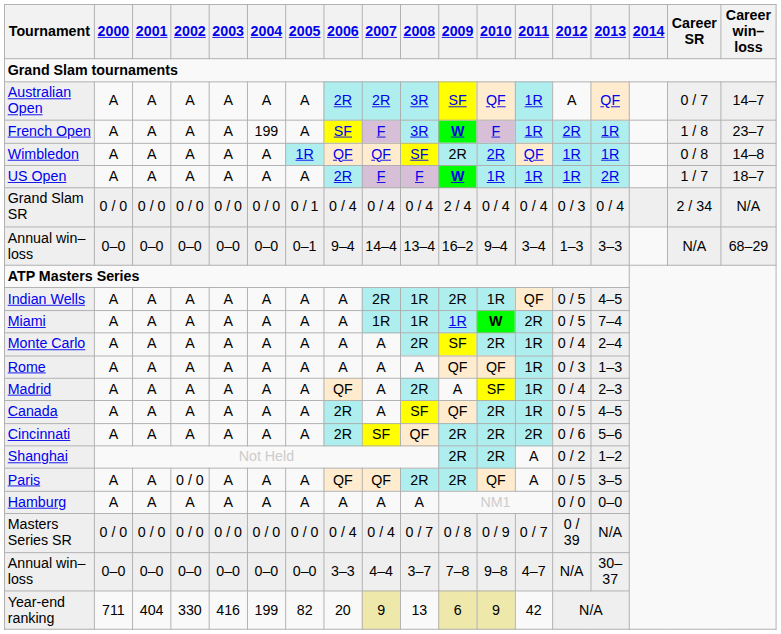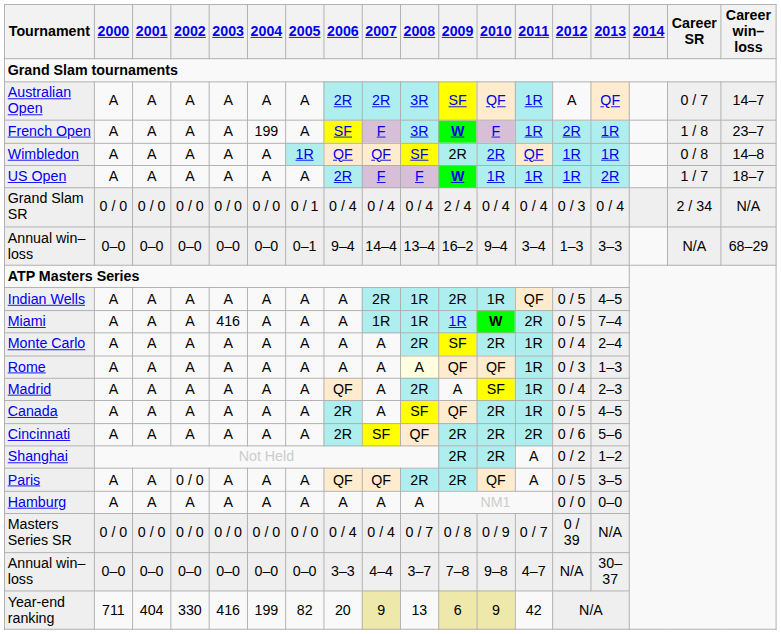(228, 321) A -> (228, 321) 416
(419, 366) no background -> (419, 366) lightyellow background
